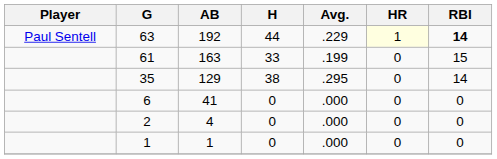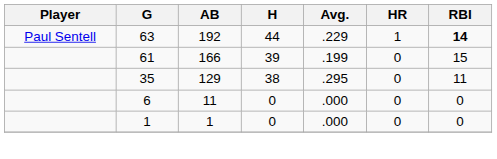(397, 36) lightyellow background -> (397, 36) no background
(210, 57) 163 -> (210, 57) 166
(272, 57) 33 -> (272, 57) 39
(460, 79) 14 -> (460, 79) 11
(210, 100) 41 -> (210, 100) 11
- row: (147, 121)
